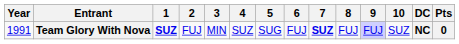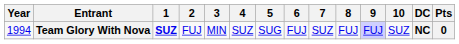(19, 30) 1991 -> (19, 30) 1994
(322, 30) bold -> (322, 30) normal
